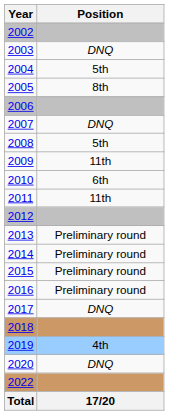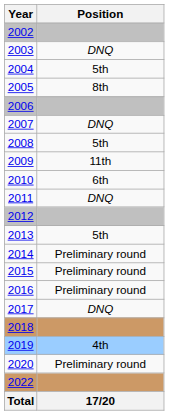(100, 198) 11th -> (100, 198) DNQ
(100, 235) Preliminary round -> (100, 235) 5th
(100, 364) DNQ -> (100, 364) Preliminary round
